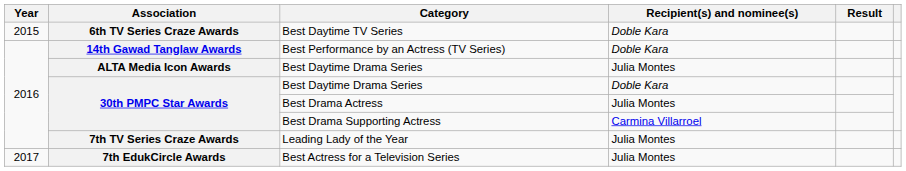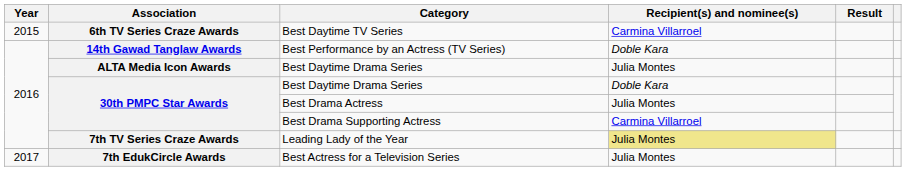(640, 31) Doble Kara -> (656, 31) Carmina Villarroel
(643, 139) no background -> (643, 139) khaki background
